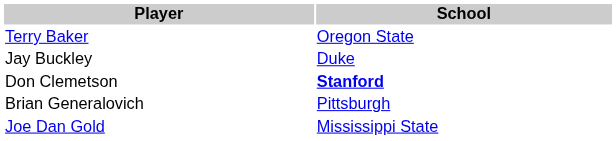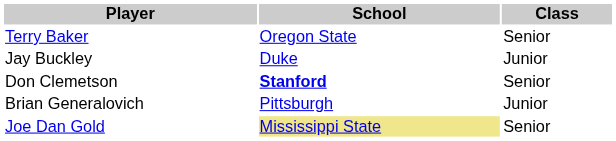+ column: (557, 14)
(378, 126) no background -> (320, 126) khaki background
